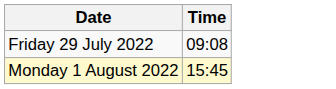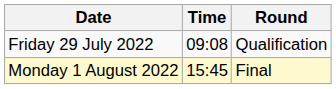+ column: (281, 17)
